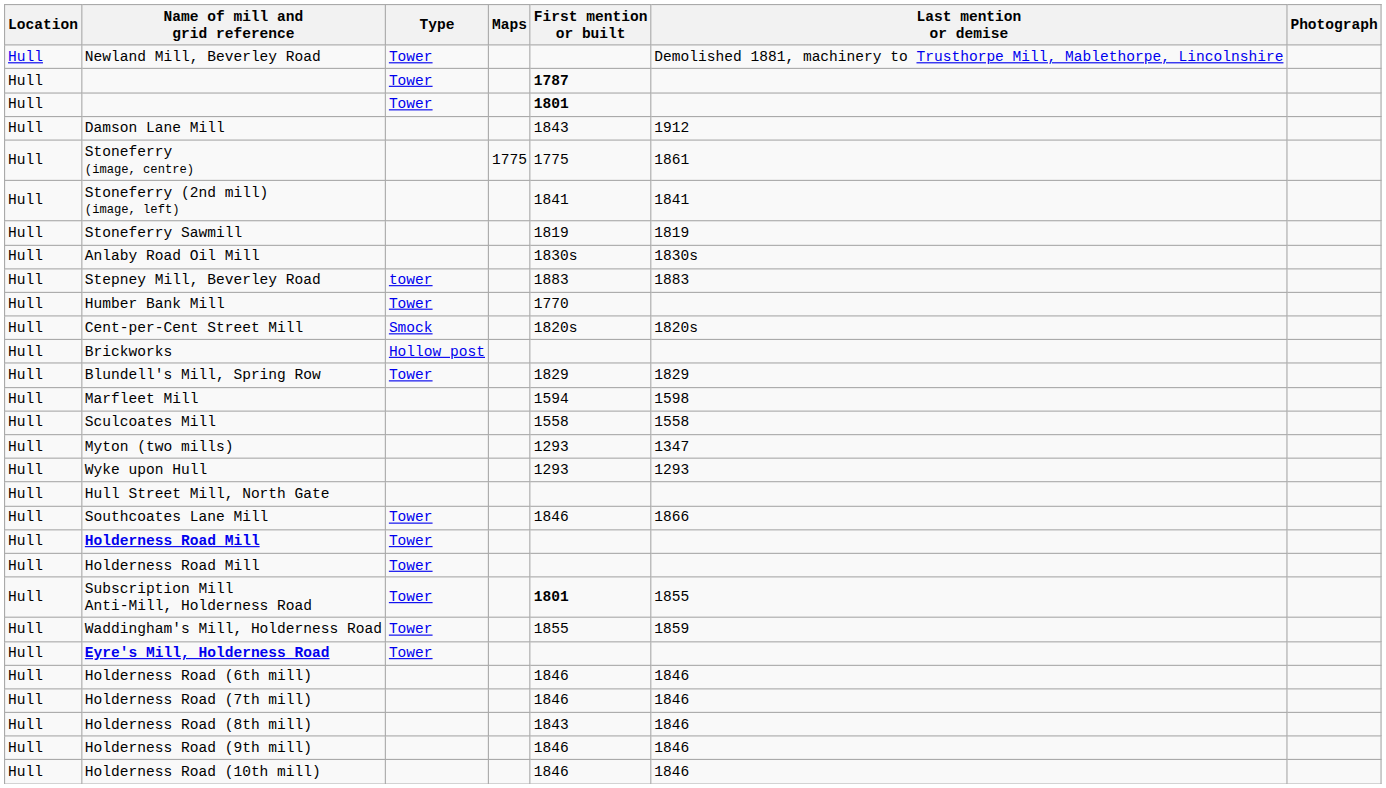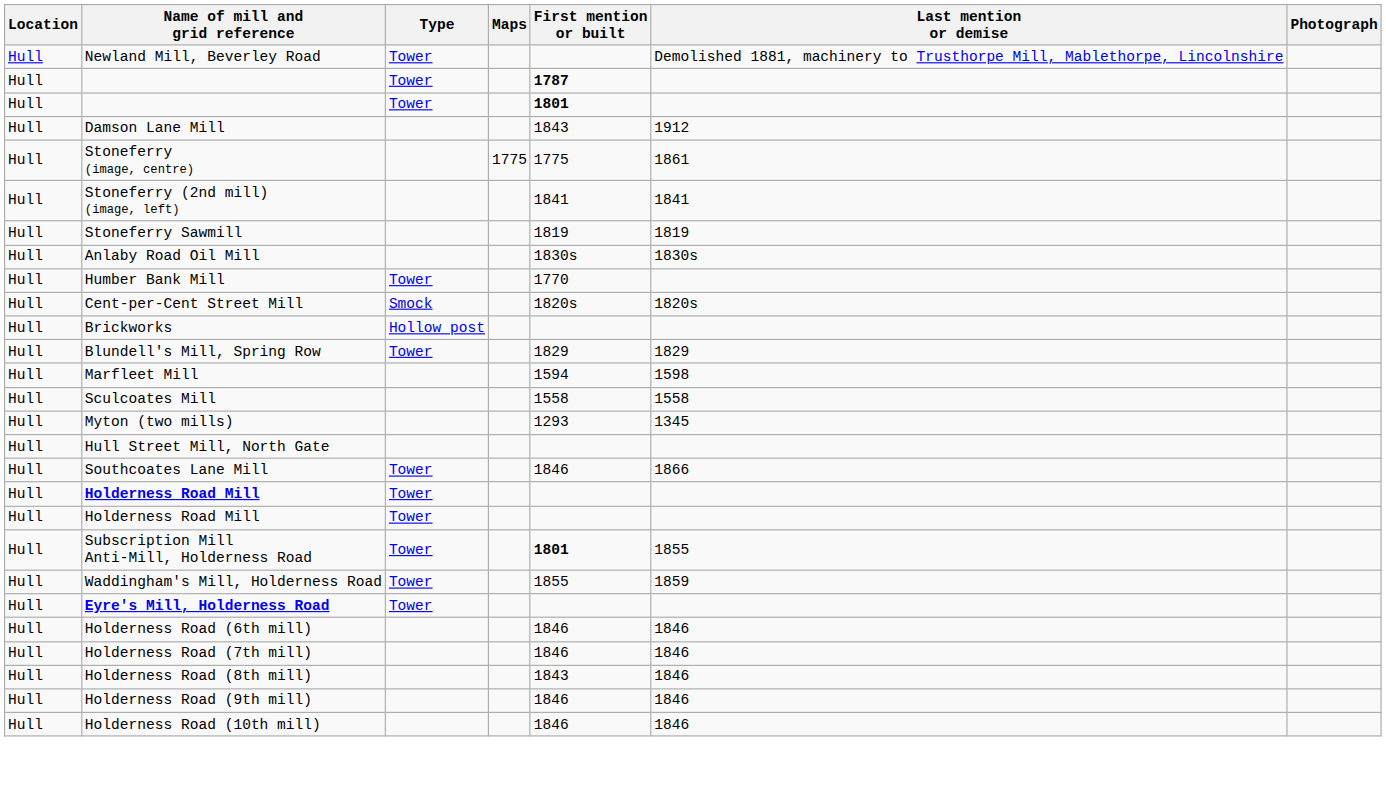- row: (203, 280)
(672, 447) 1347 -> (672, 423) 1345
- row: (146, 470)
